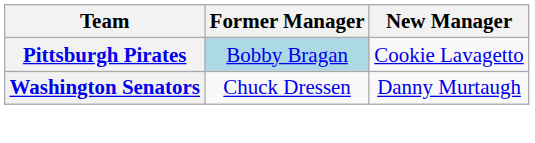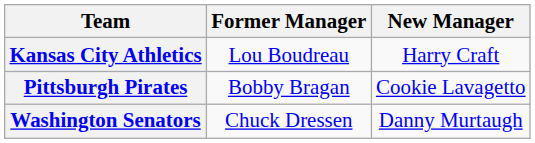+ row: (106, 54)
(287, 54) lightblue background -> (289, 87) no background
